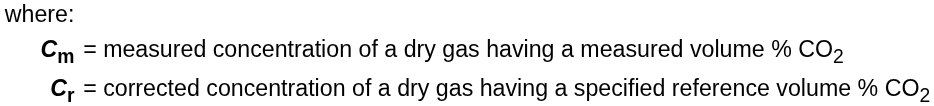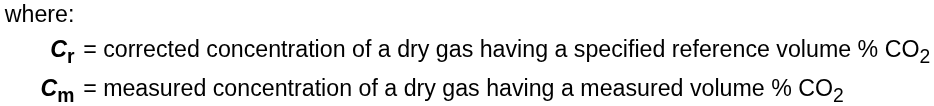rows swapped: (62, 91) <-> (57, 52)
